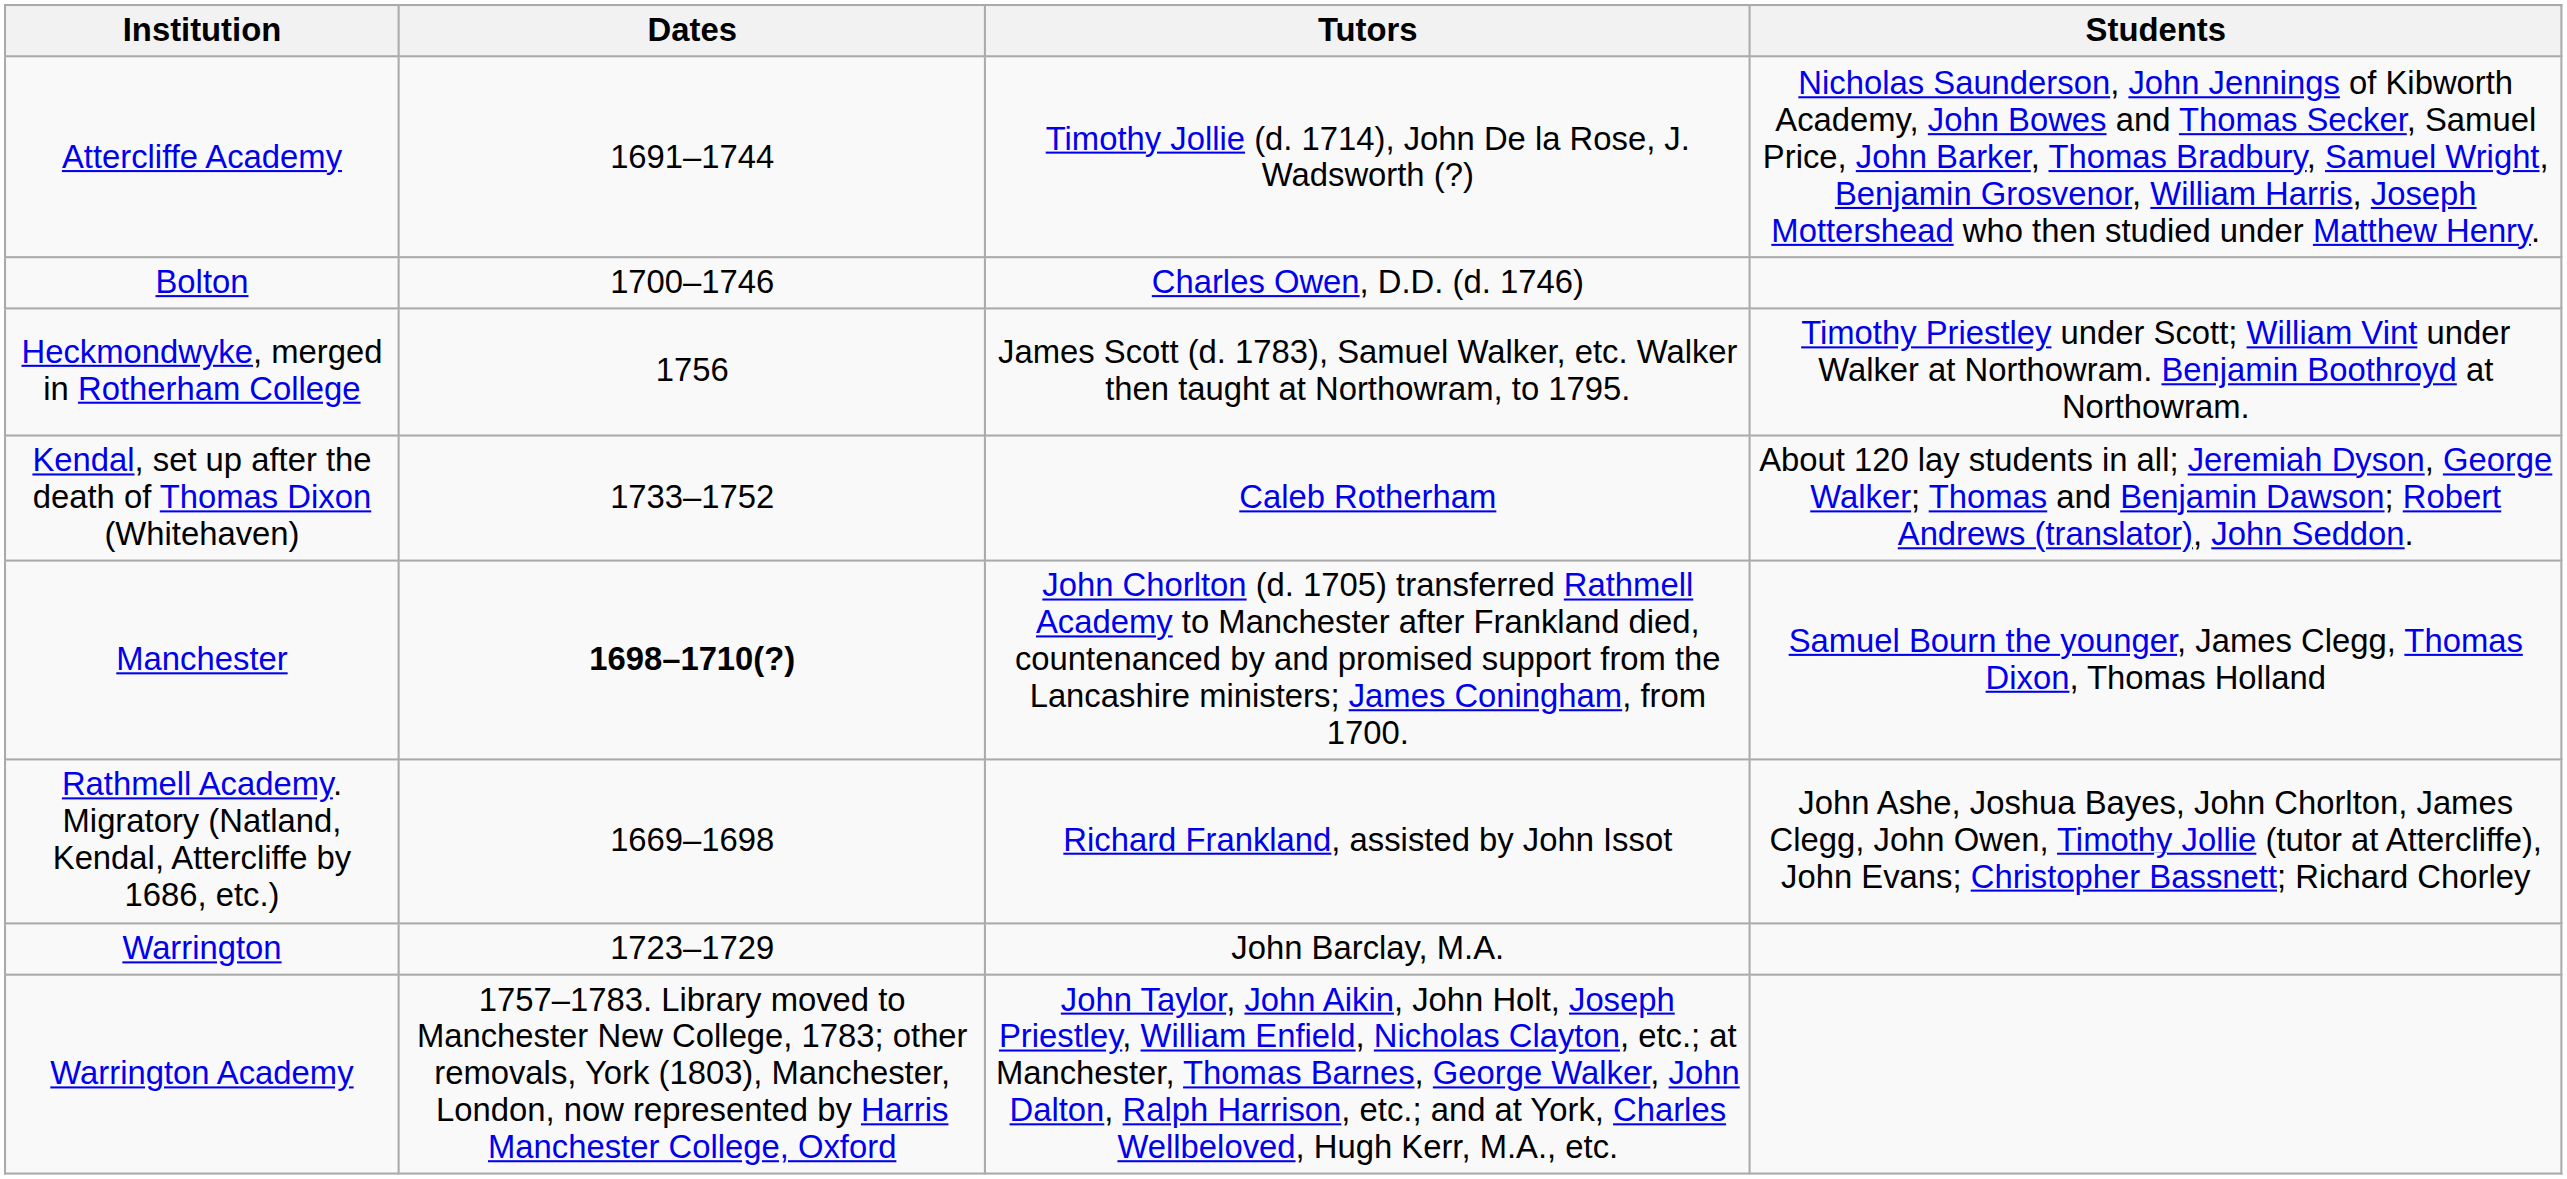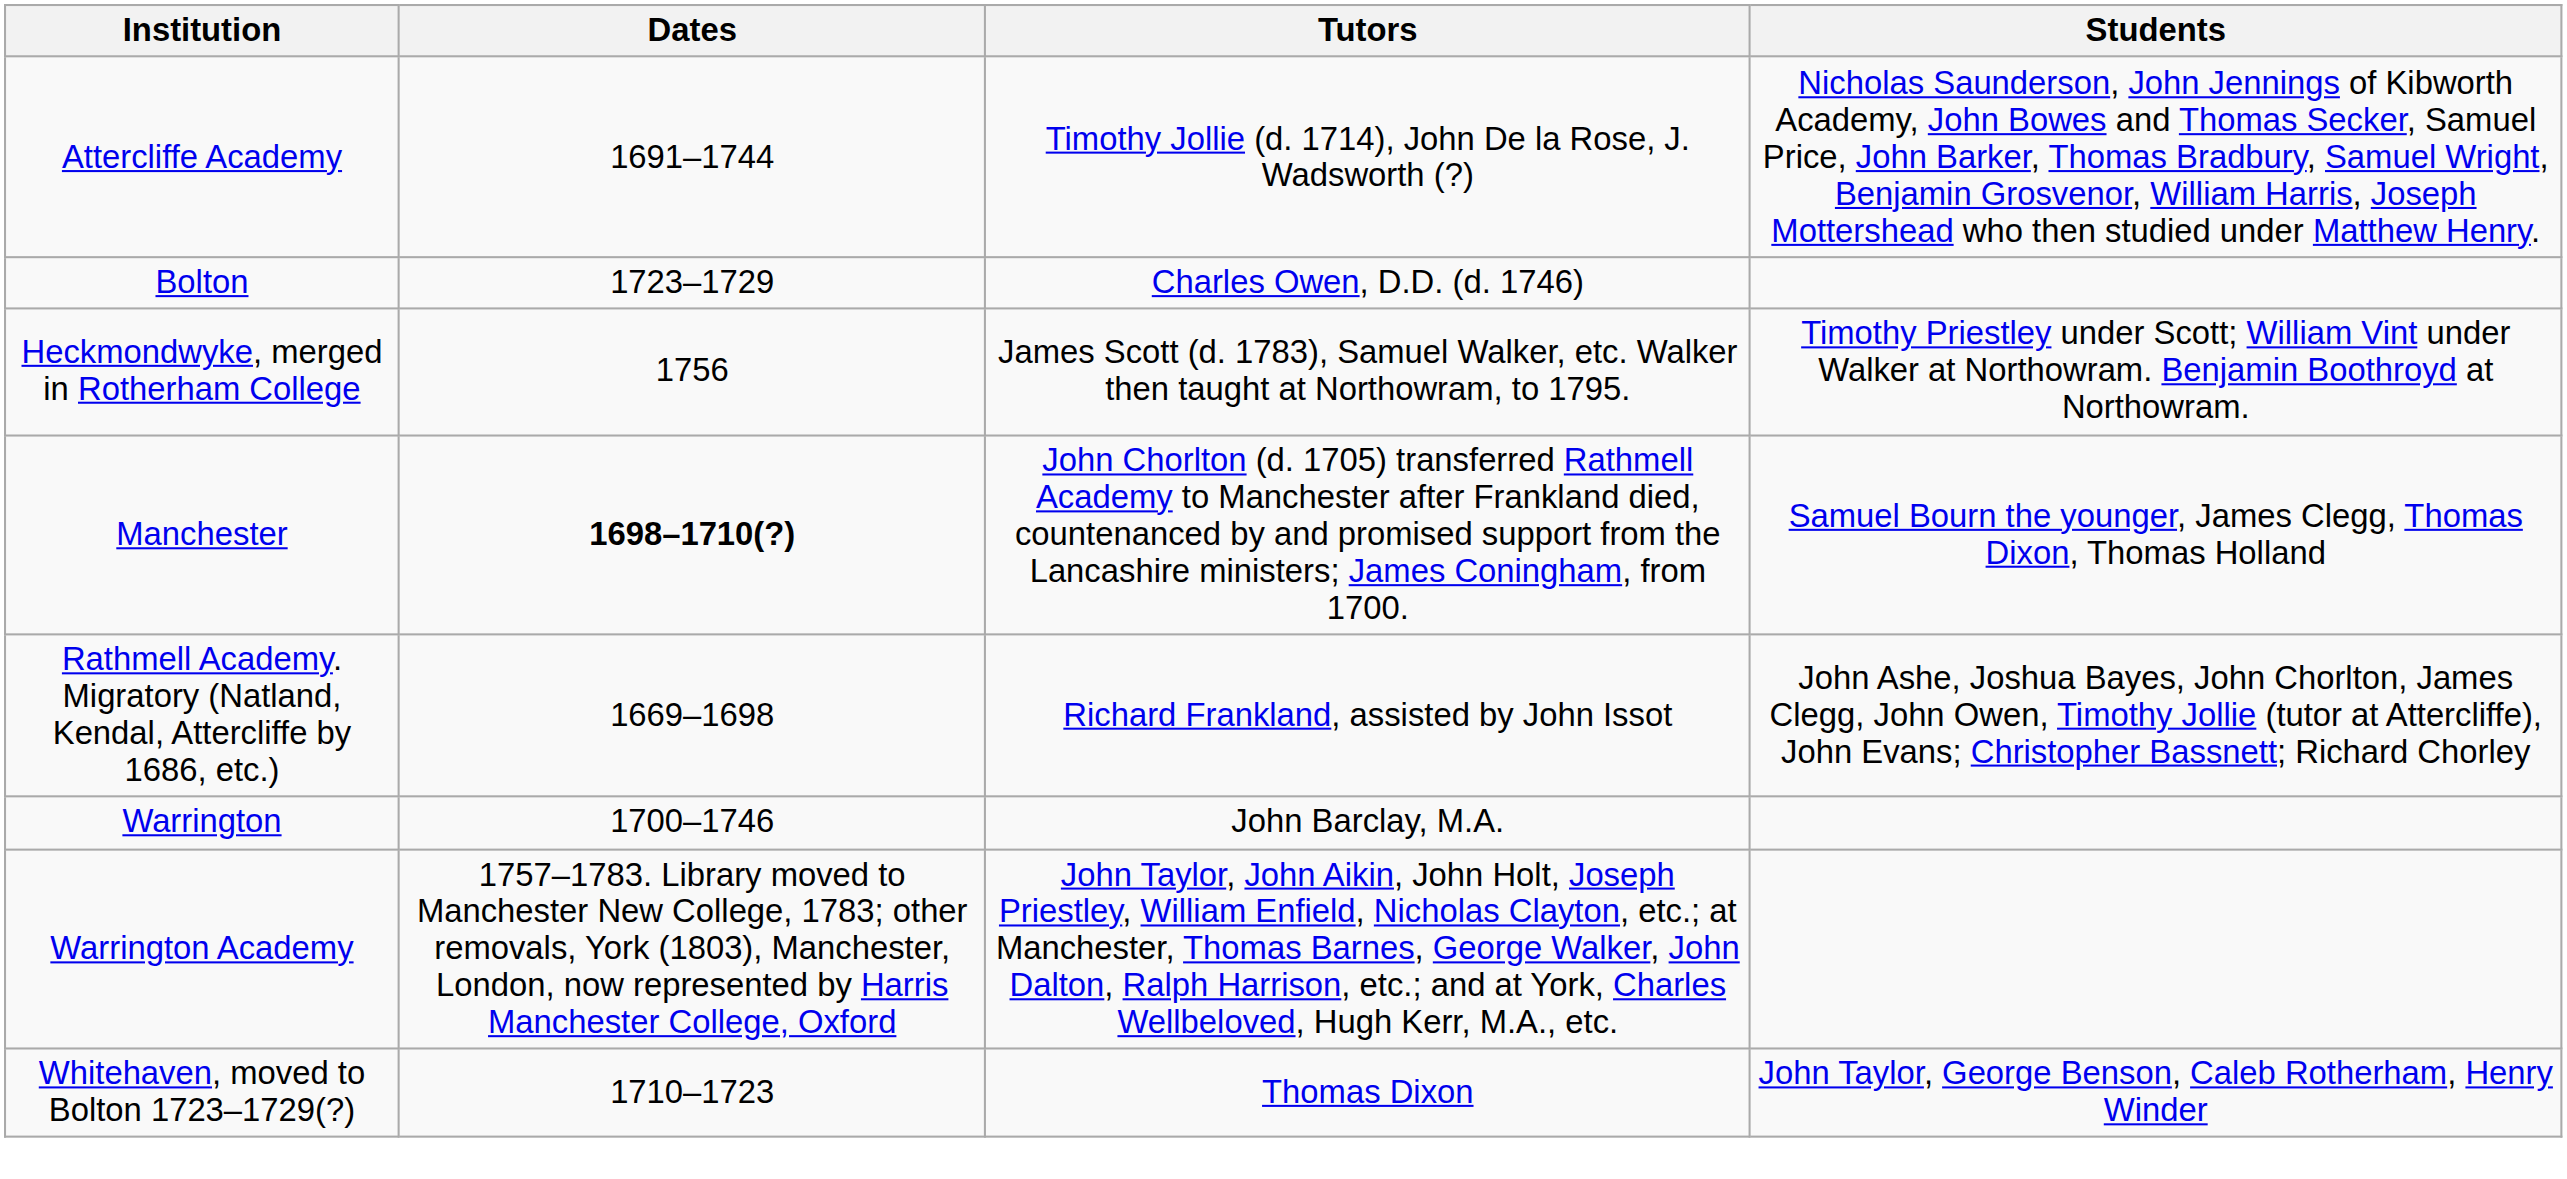(692, 282) 1700–1746 -> (692, 282) 1723–1729
- row: (202, 496)
(692, 948) 1723–1729 -> (692, 822) 1700–1746
+ row: (202, 1092)
